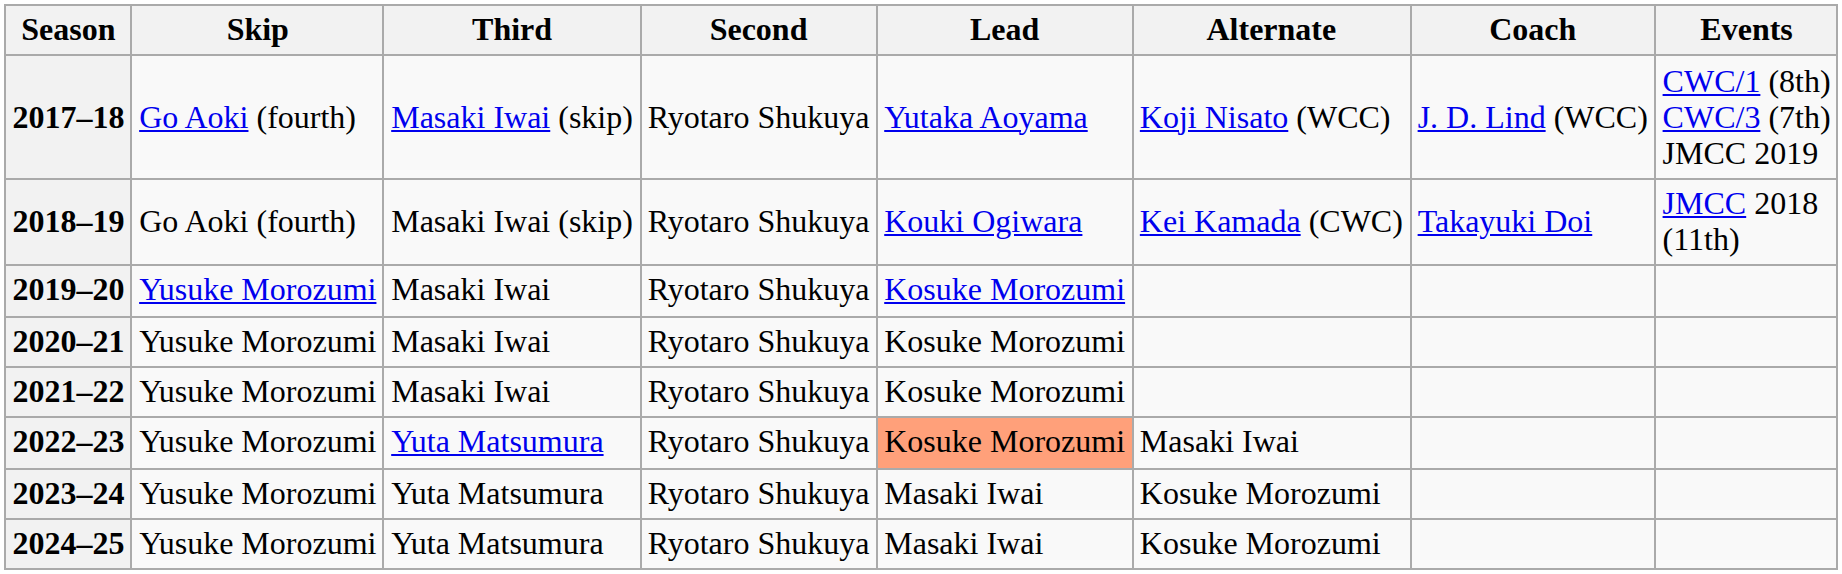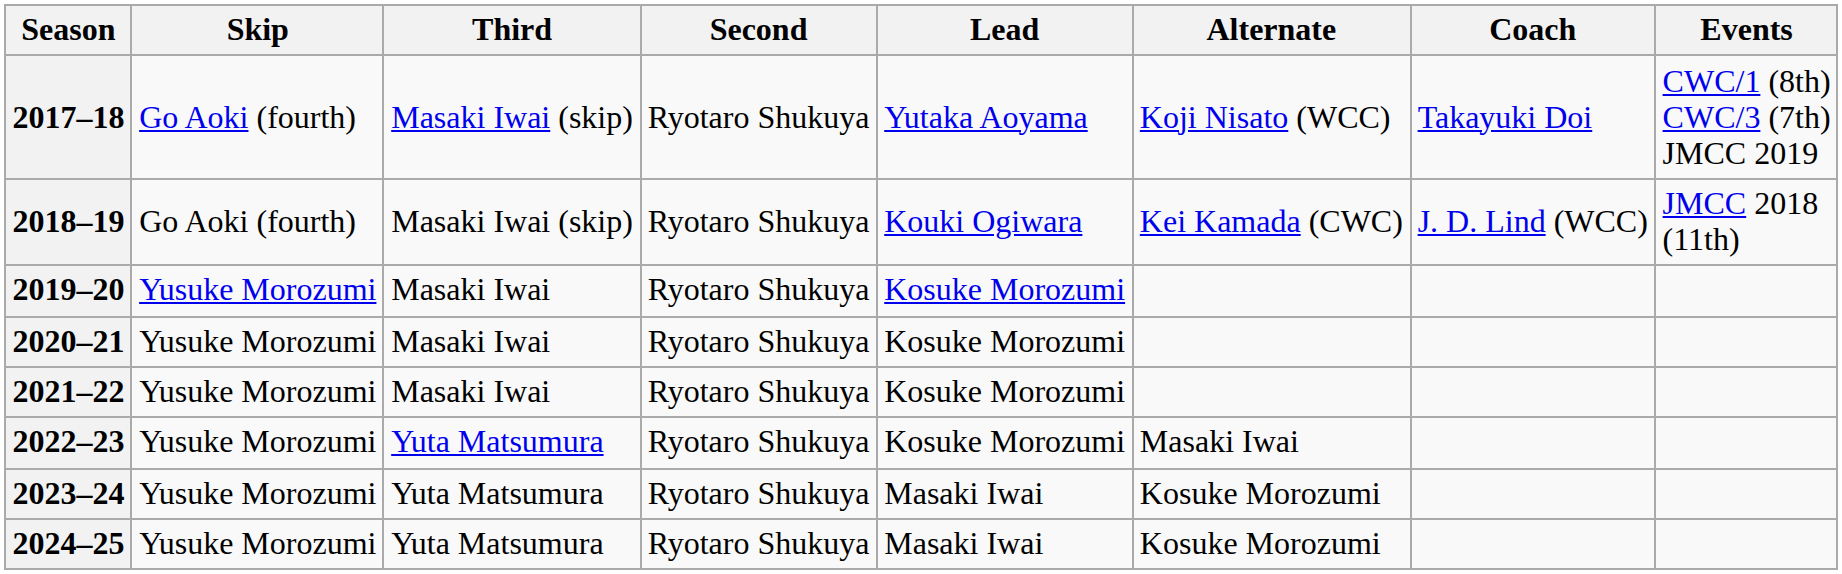(1533, 116) J. D. Lind (WCC) -> (1505, 116) Takayuki Doi
(1505, 221) Takayuki Doi -> (1533, 221) J. D. Lind (WCC)
(1005, 442) lightsalmon background -> (1005, 442) no background
